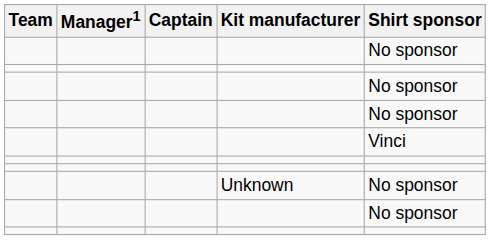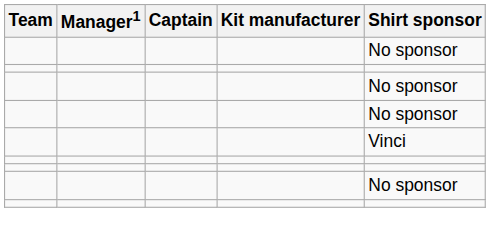- row: (31, 186)
